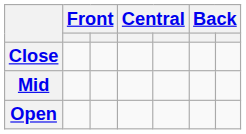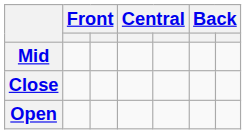rows swapped: (34, 56) <-> (34, 85)
